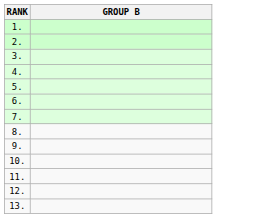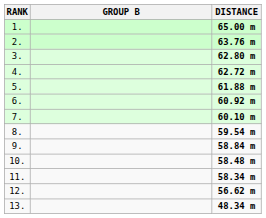+ column: (237, 12)
